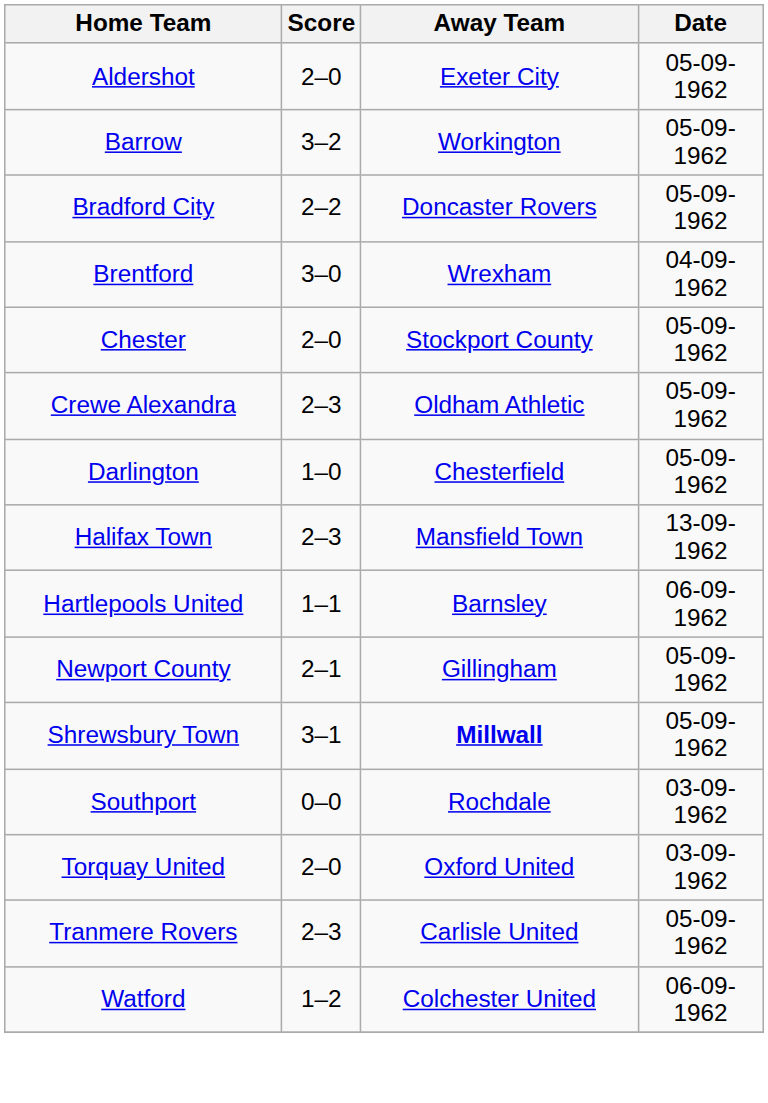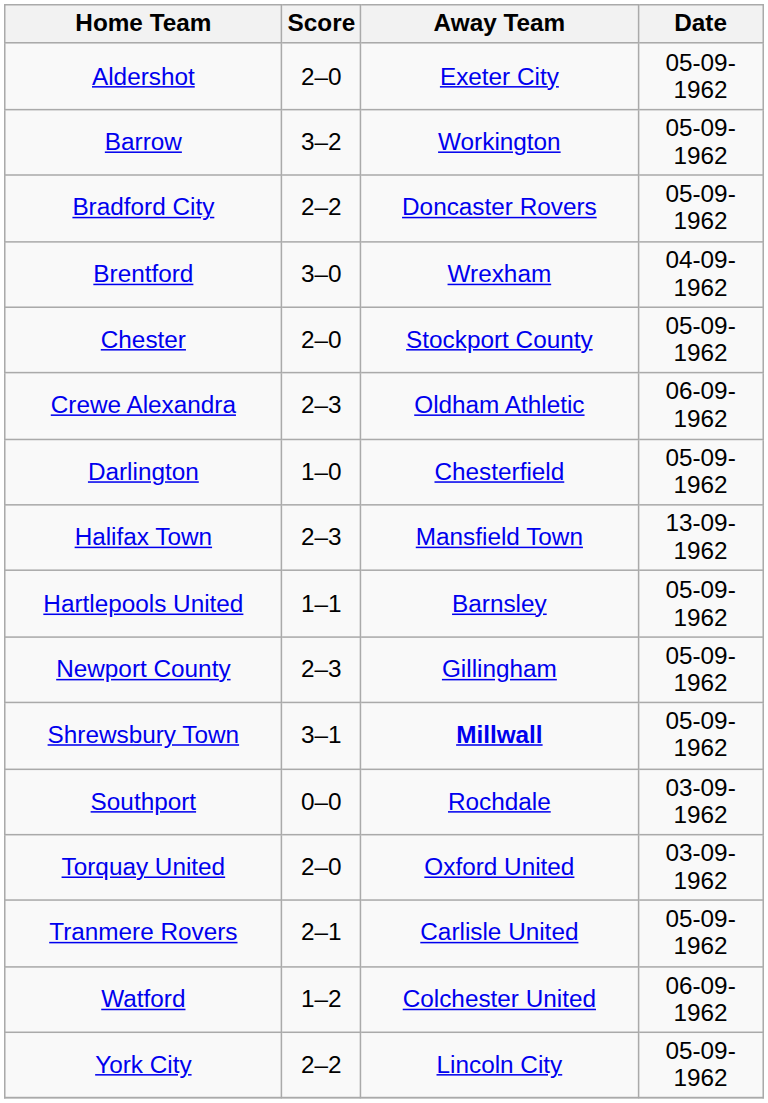(701, 405) 05-09-1962 -> (701, 405) 06-09-1962
(701, 603) 06-09-1962 -> (701, 603) 05-09-1962
(321, 669) 2–1 -> (321, 669) 2–3
(321, 933) 2–3 -> (321, 933) 2–1
+ row: (143, 1064)
